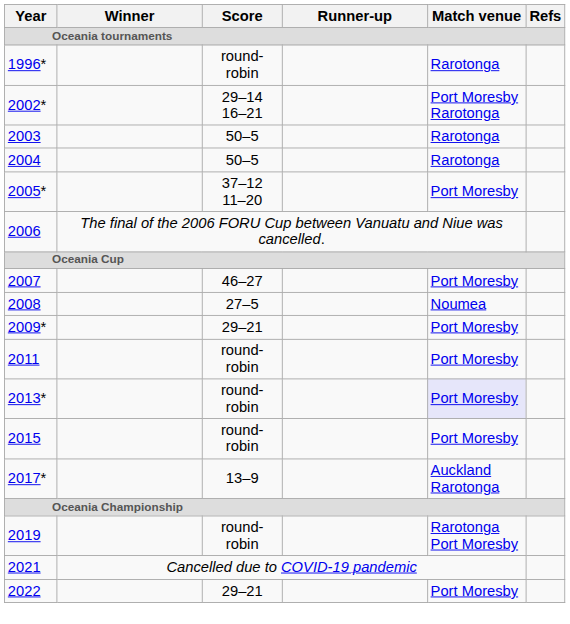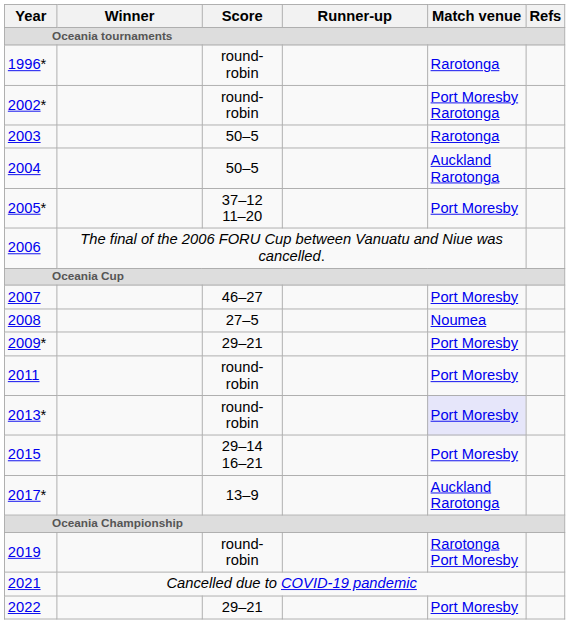(242, 105) 29–14 16–21 -> (242, 105) round-robin
(465, 160) Rarotonga -> (465, 168) Auckland Rarotonga
(242, 438) round-robin -> (242, 455) 29–14 16–21
